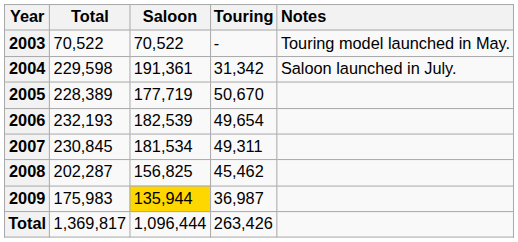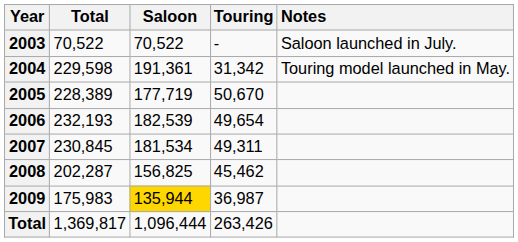(395, 43) Touring model launched in May. -> (369, 43) Saloon launched in July.
(369, 69) Saloon launched in July. -> (395, 69) Touring model launched in May.
